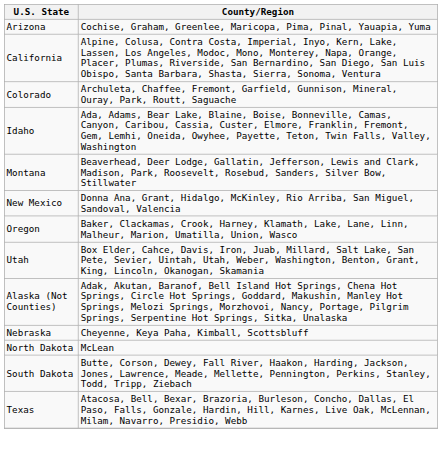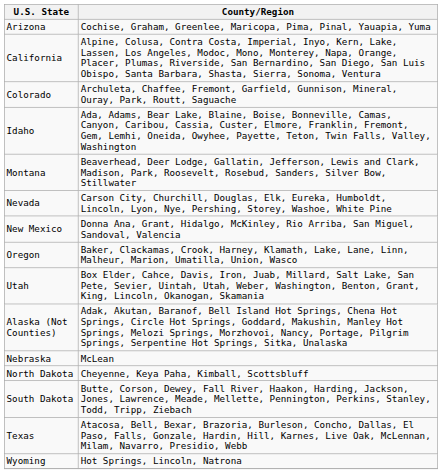+ row: (23, 203)
(195, 333) Cheyenne, Keya Paha, Kimball, Scottsbluff -> (97, 358) McLean
(97, 348) McLean -> (195, 373) Cheyenne, Keya Paha, Kimball, Scottsbluff
+ row: (26, 461)
